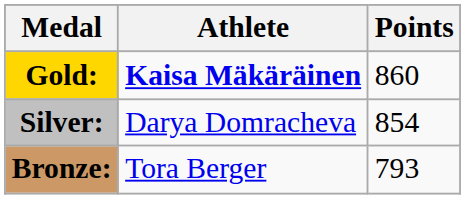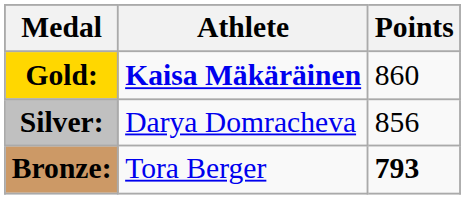(397, 121) 854 -> (397, 121) 856
(397, 168) normal -> (397, 168) bold
